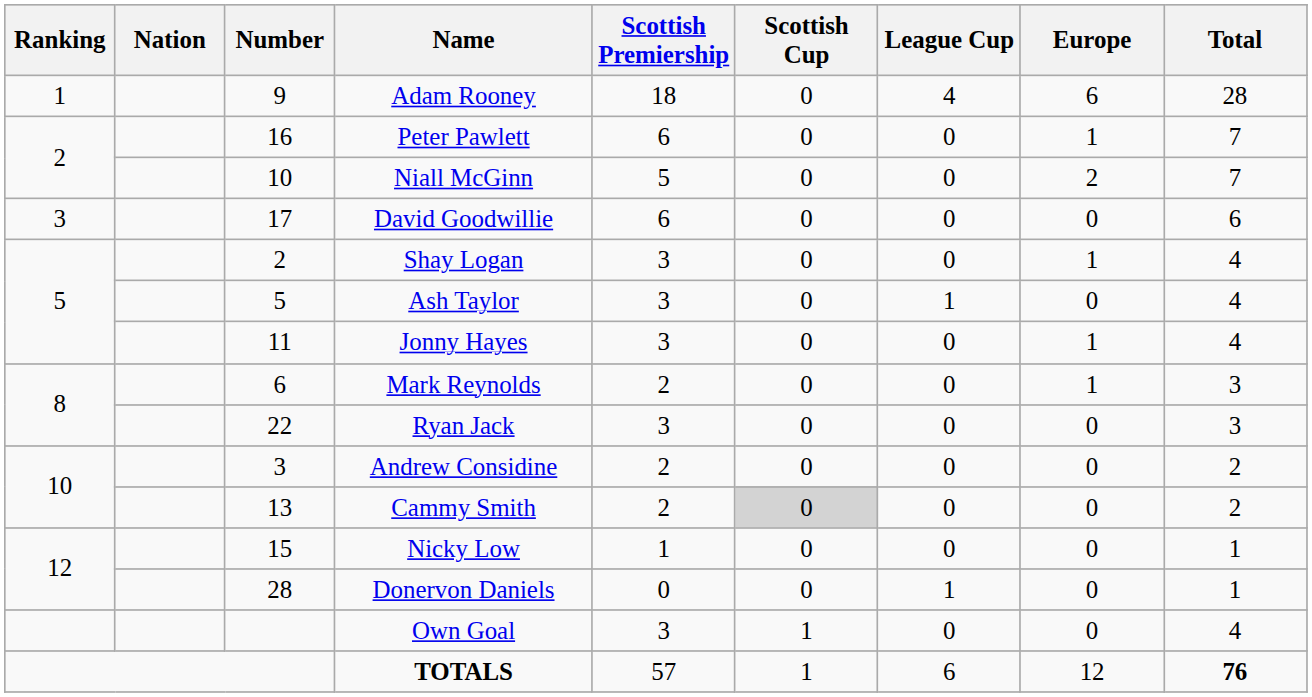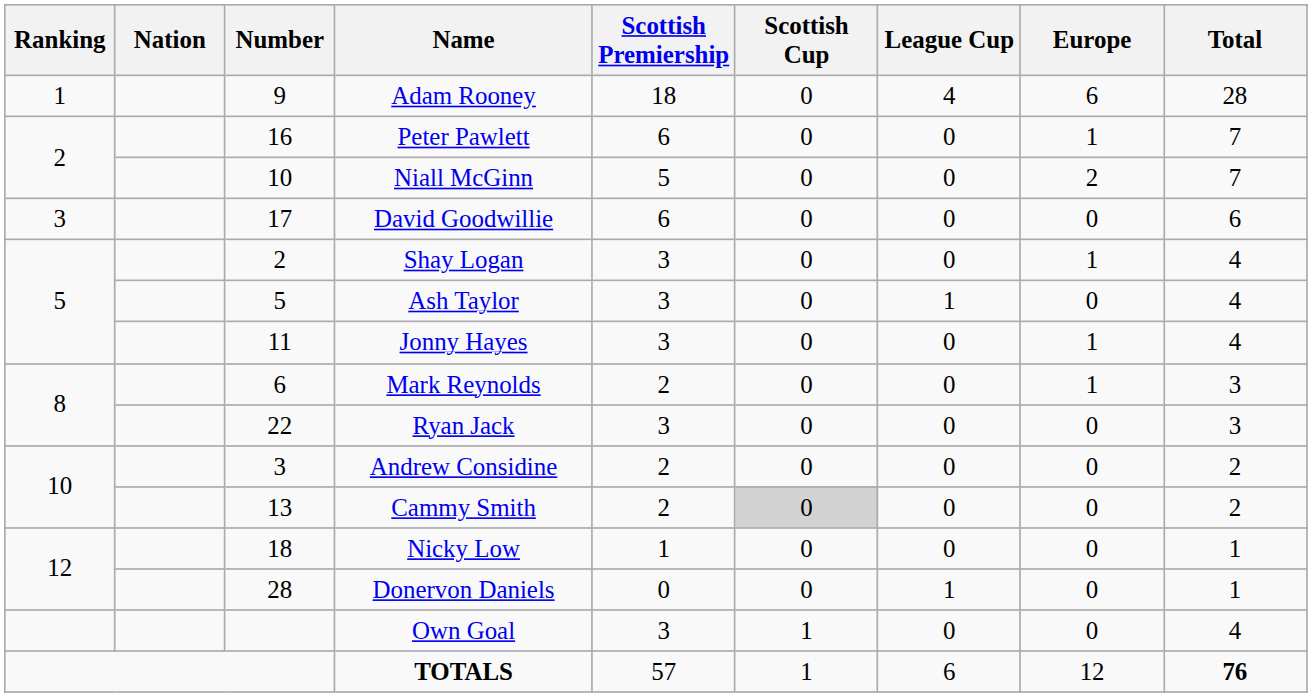(280, 547) 15 -> (280, 547) 18
